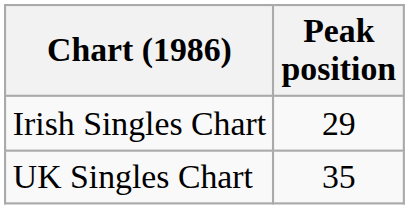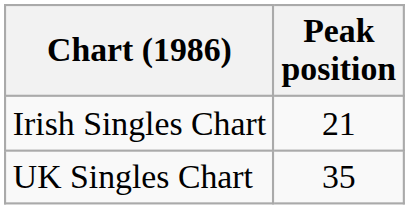(339, 122) 29 -> (339, 122) 21
